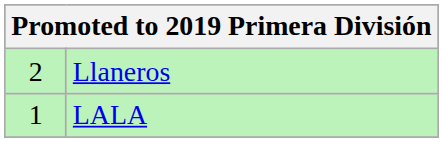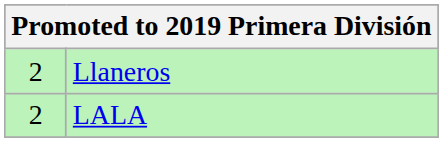(36, 114) 1 -> (36, 114) 2
